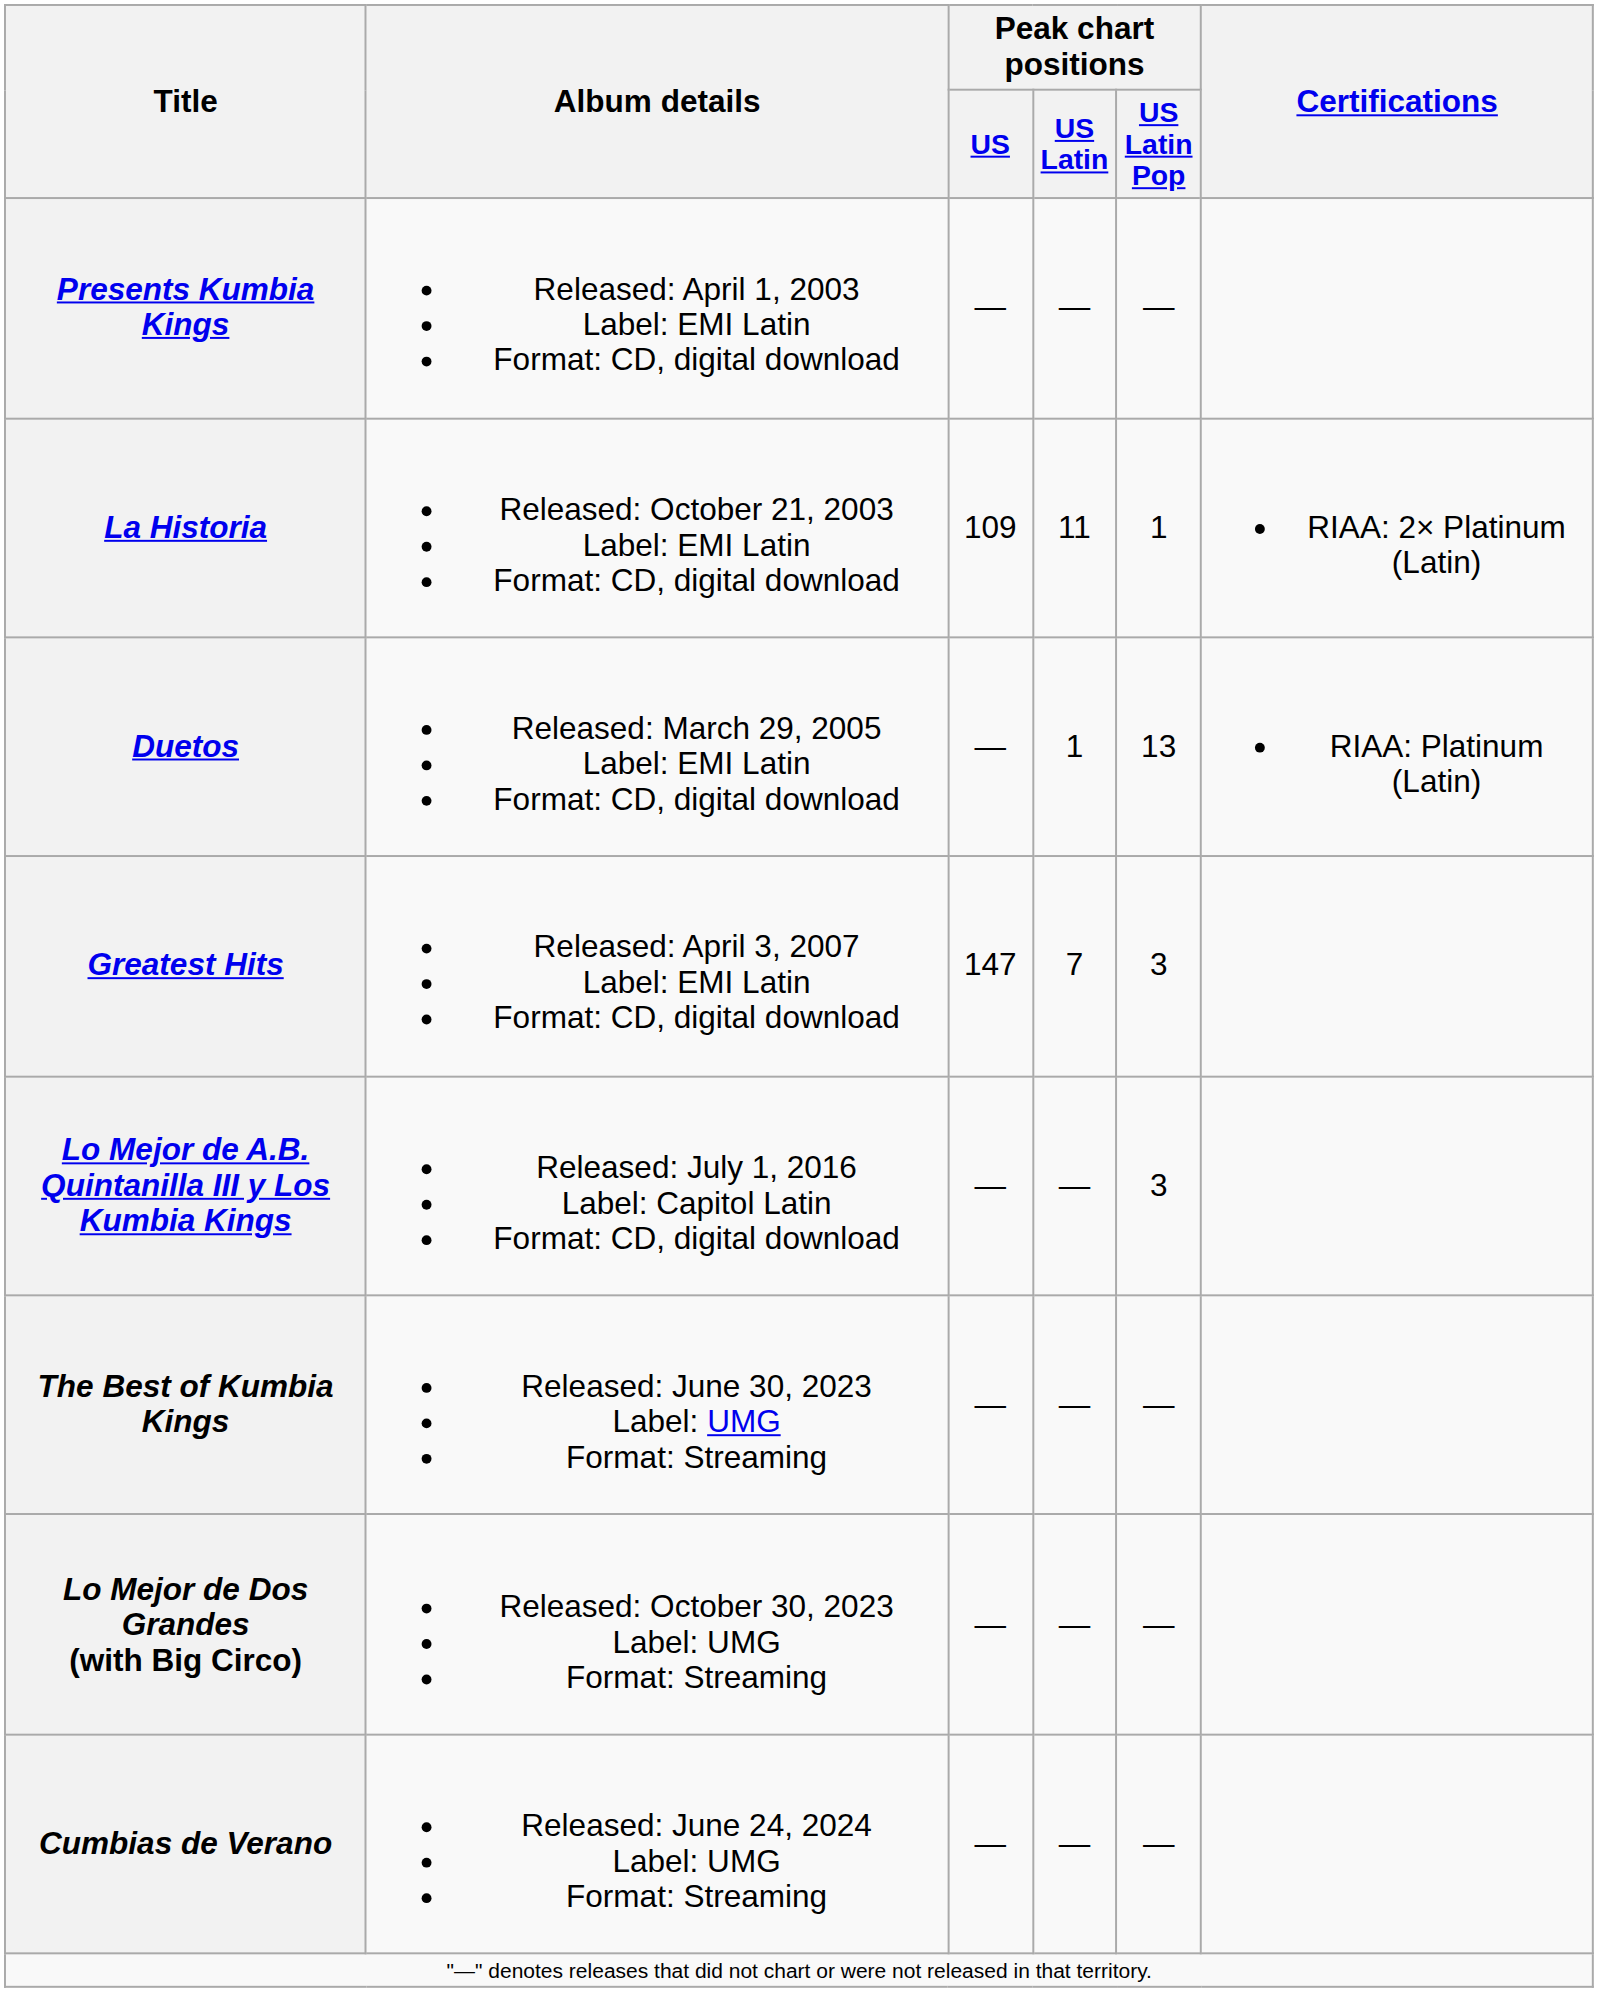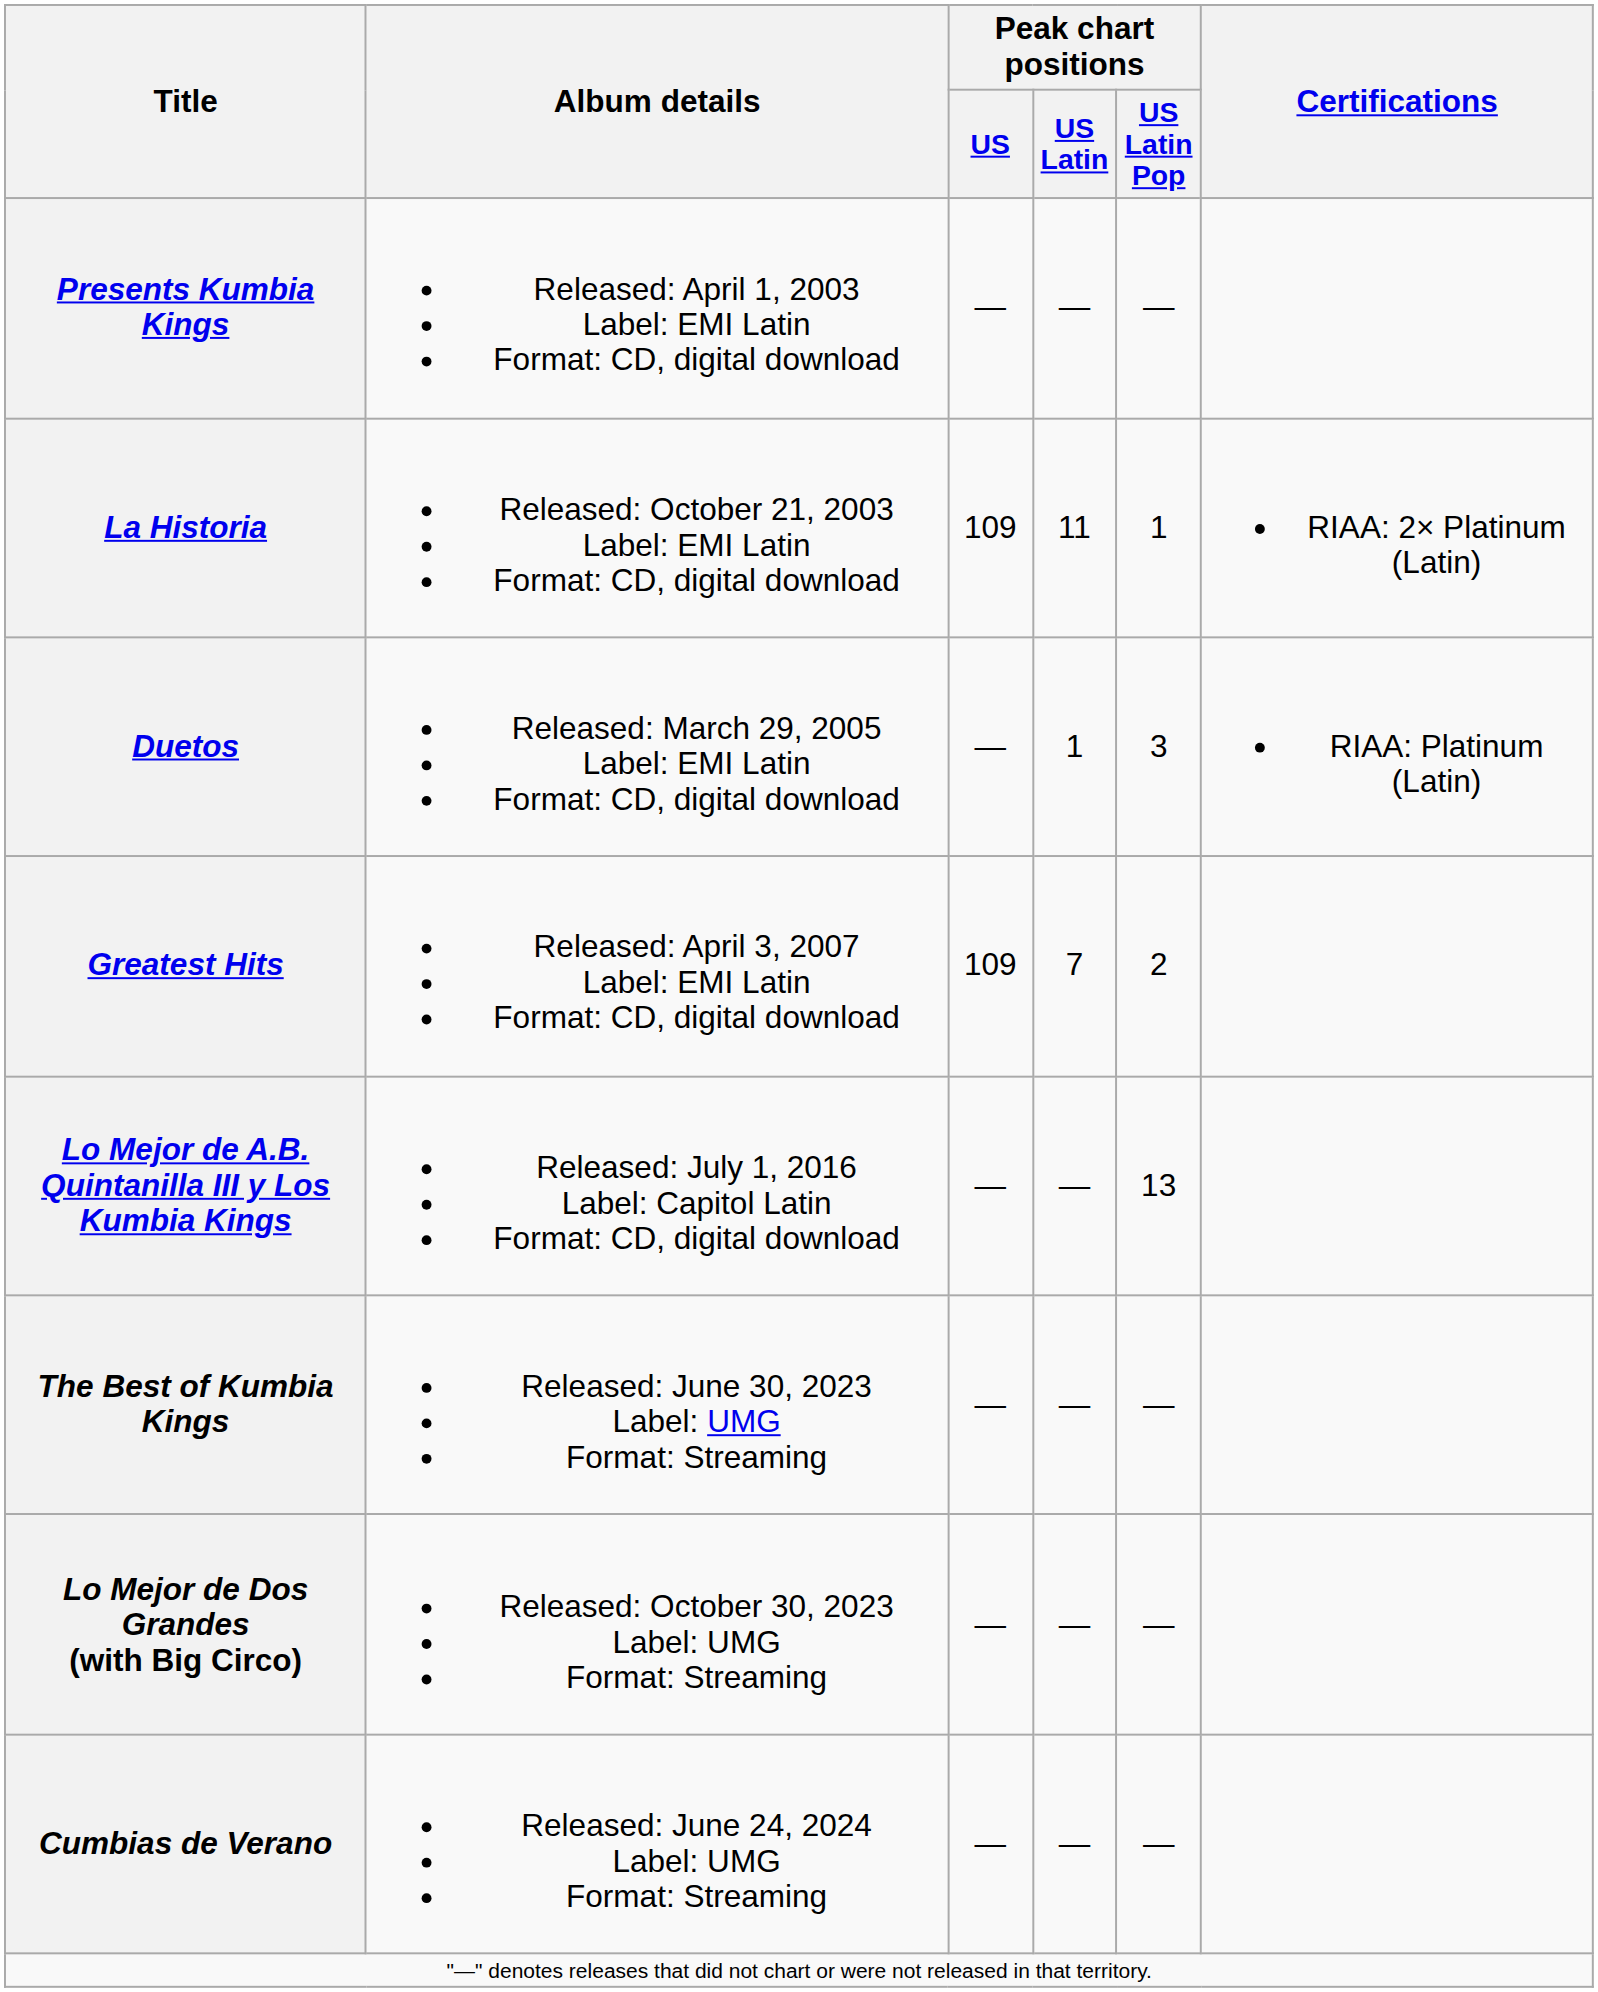(1159, 746) 13 -> (1159, 746) 3
(990, 965) 147 -> (990, 965) 109
(1159, 965) 3 -> (1159, 965) 2
(1159, 1185) 3 -> (1159, 1185) 13
